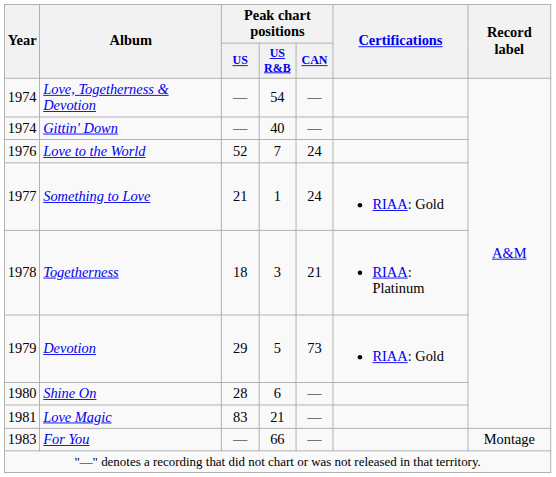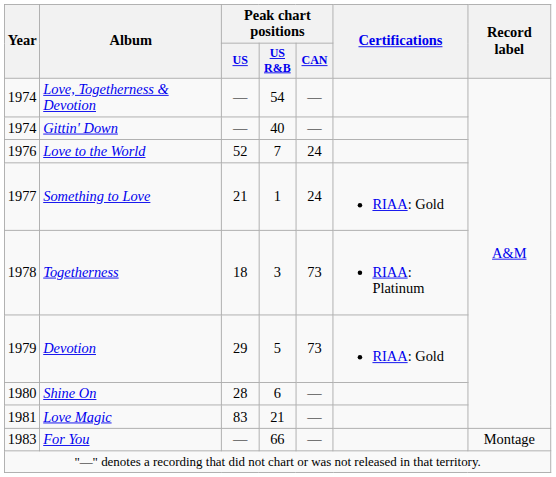(315, 272) 21 -> (315, 272) 73
